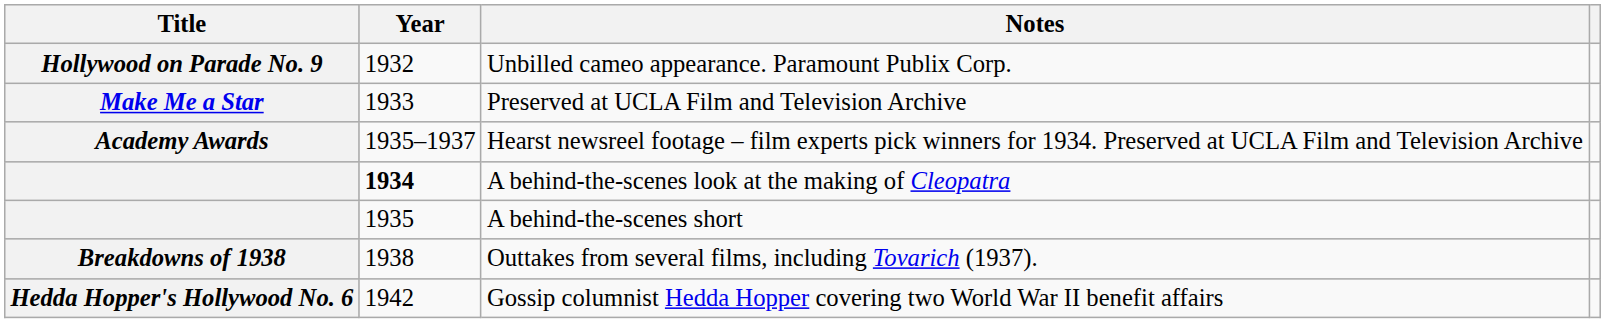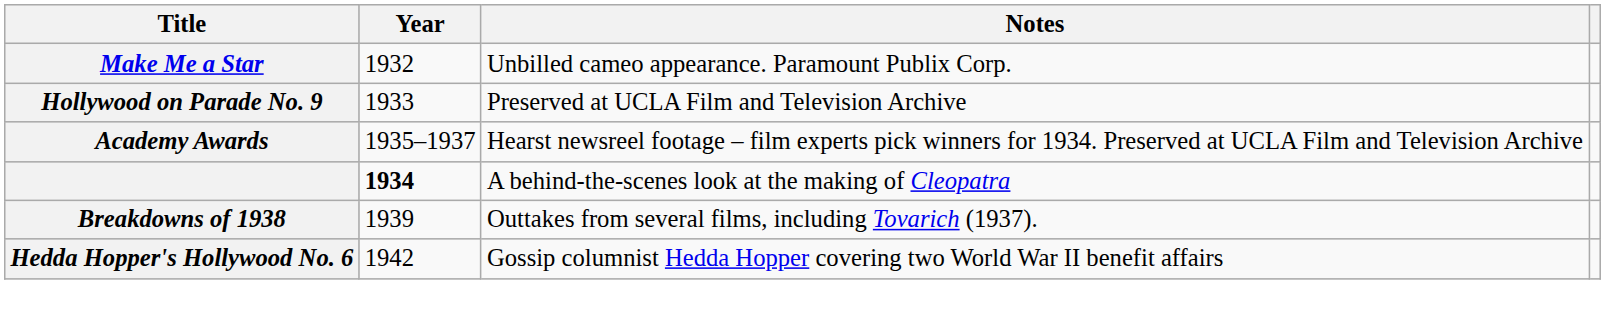(182, 63) Hollywood on Parade No. 9 -> (182, 63) Make Me a Star
(182, 102) Make Me a Star -> (182, 102) Hollywood on Parade No. 9
- row: (615, 219)
(389, 258) 1938 -> (389, 219) 1939
